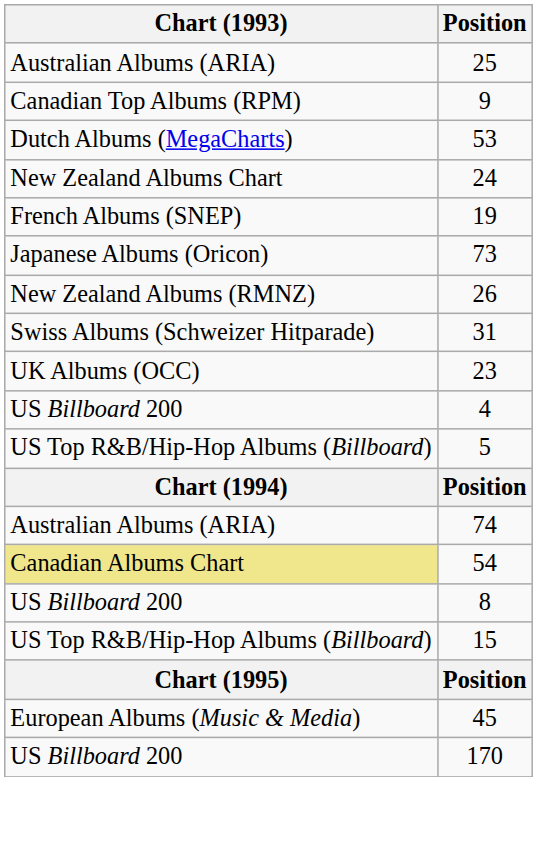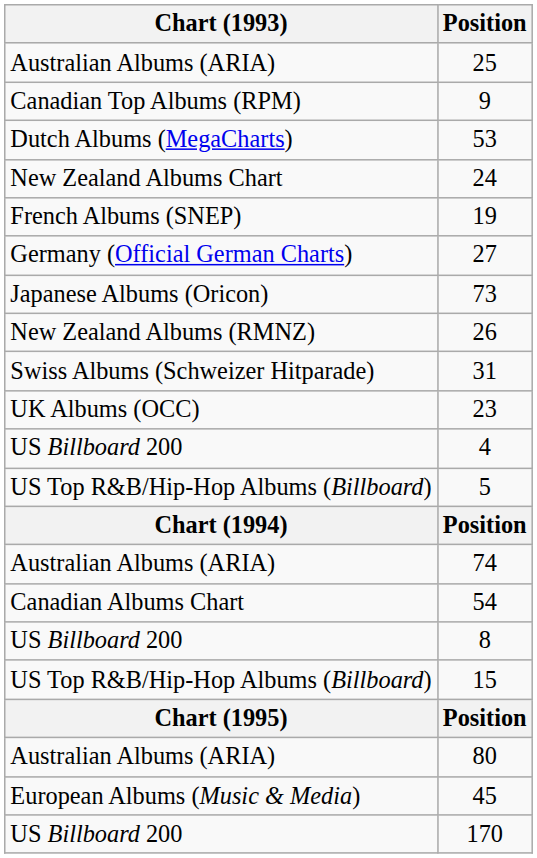+ row: (485, 255)
(127, 563) khaki background -> (127, 602) no background
+ row: (485, 756)
